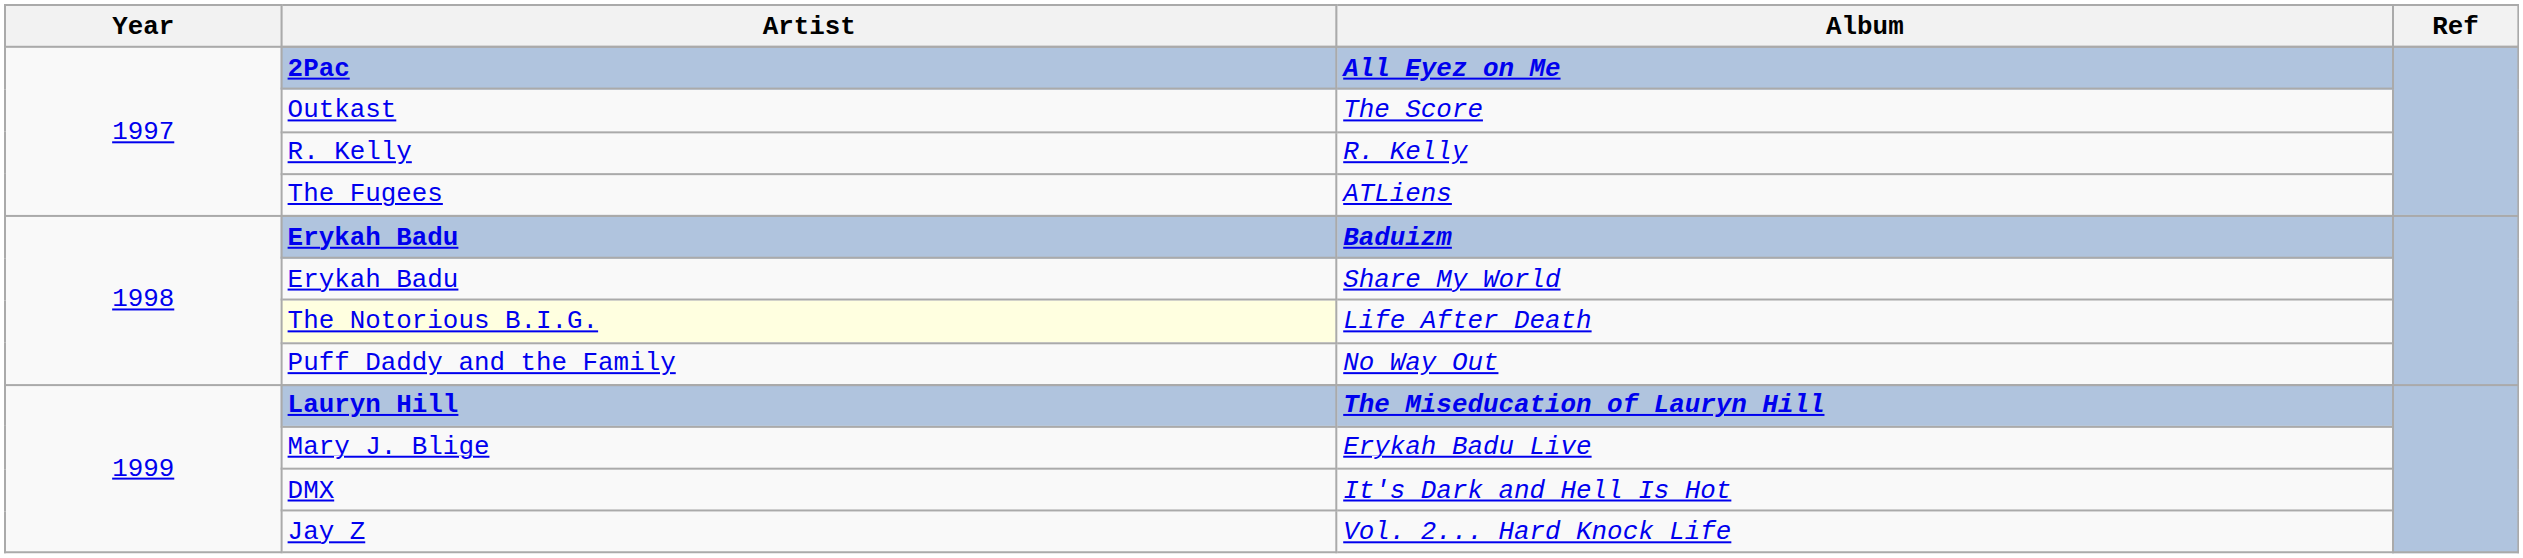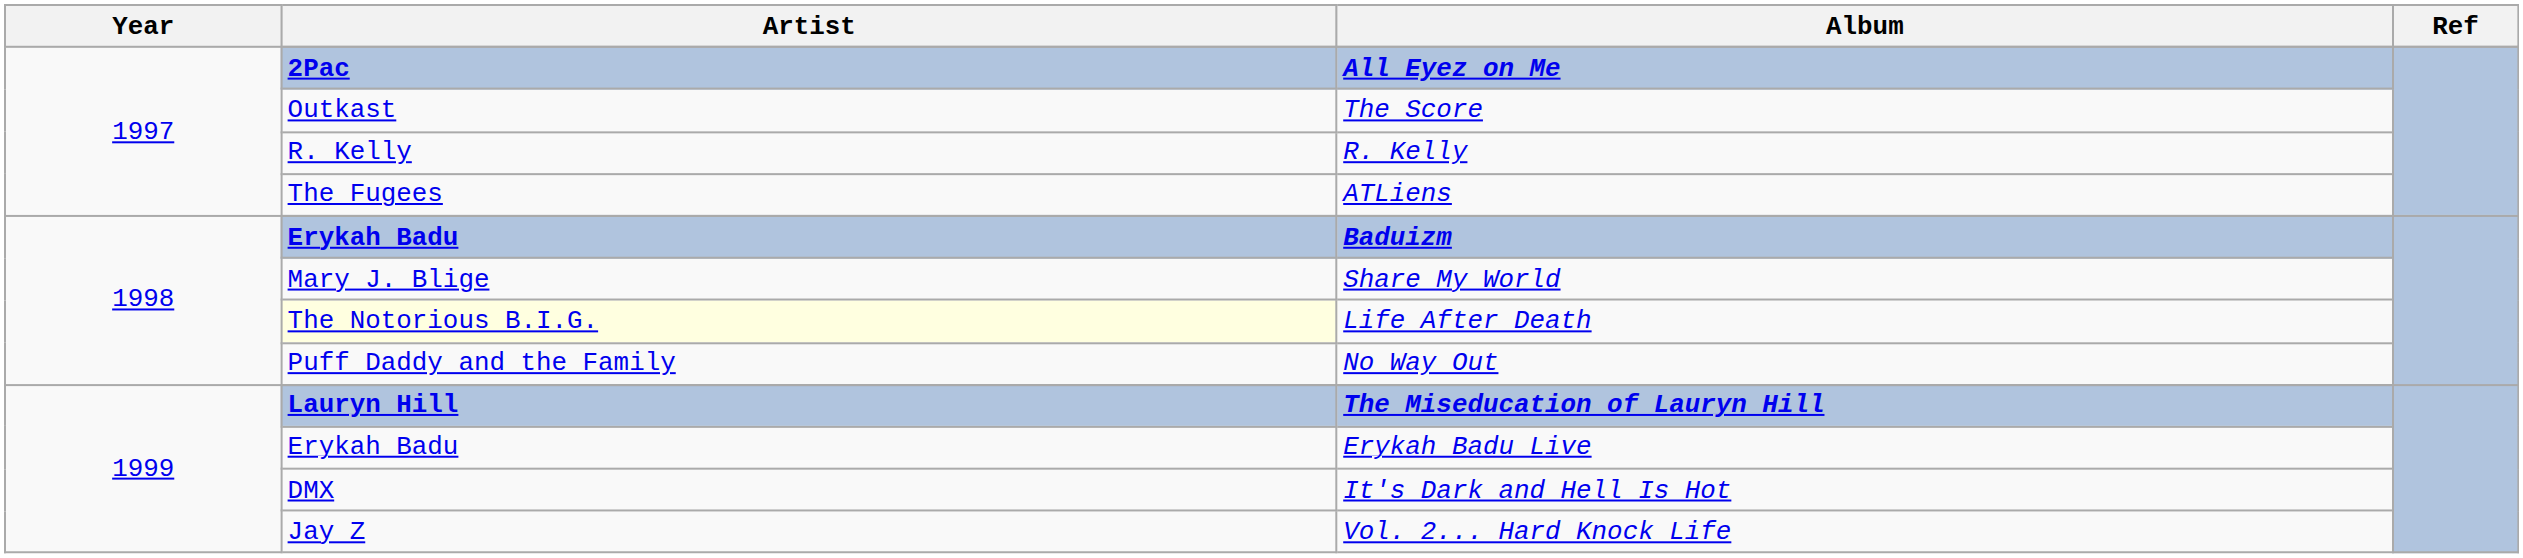(373, 279) Erykah Badu -> (389, 279) Mary J. Blige
(389, 448) Mary J. Blige -> (373, 448) Erykah Badu
